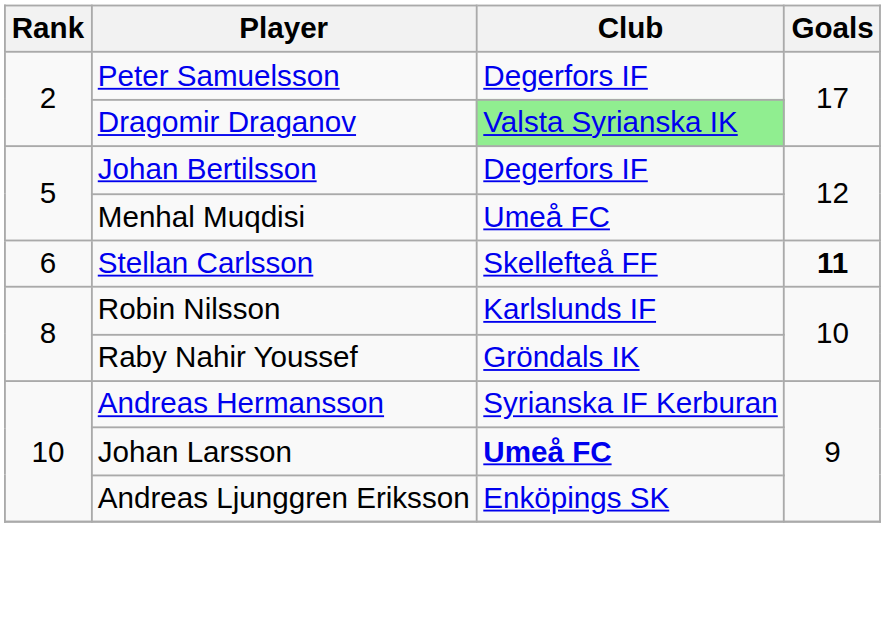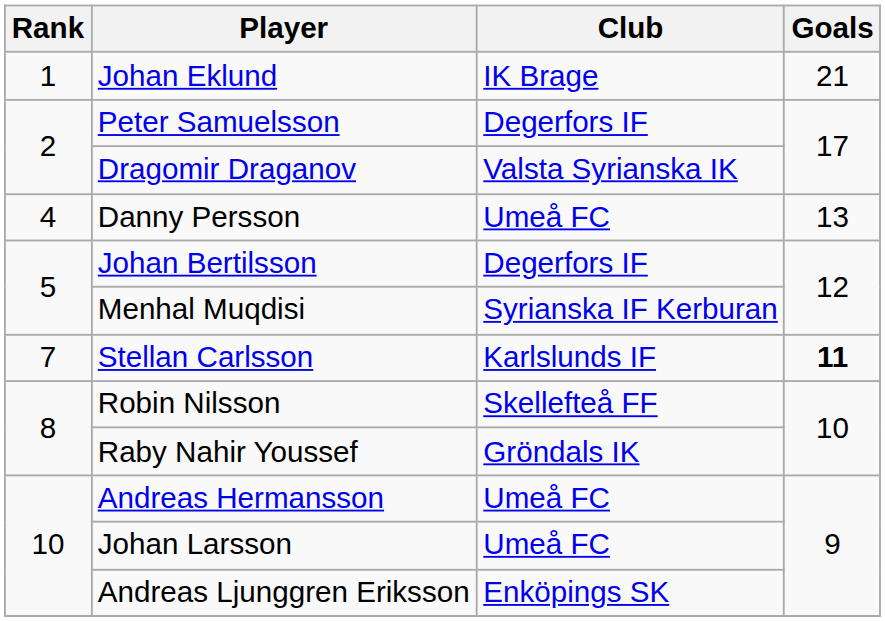+ row: (187, 75)
(611, 122) lightgreen background -> (611, 169) no background
+ row: (199, 216)
(547, 216) Umeå FC -> (631, 310) Syrianska IF Kerburan
(48, 263) 6 -> (48, 357) 7
(570, 263) Skellefteå FF -> (570, 357) Karlslunds IF
(570, 310) Karlslunds IF -> (570, 404) Skellefteå FF
(631, 404) Syrianska IF Kerburan -> (547, 498) Umeå FC
(547, 451) bold -> (547, 544) normal
